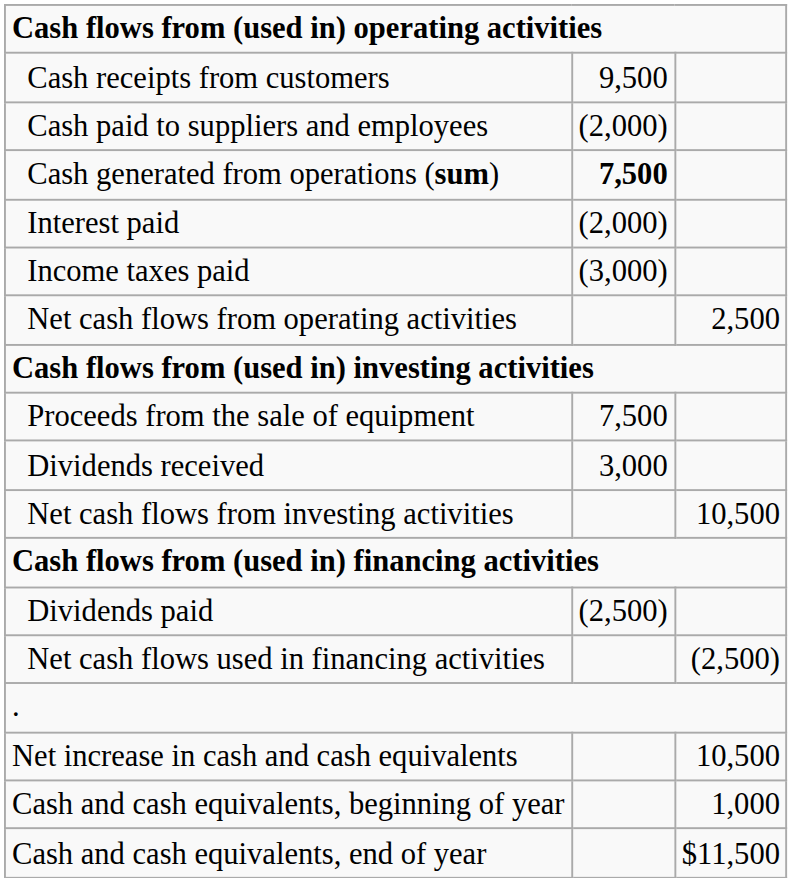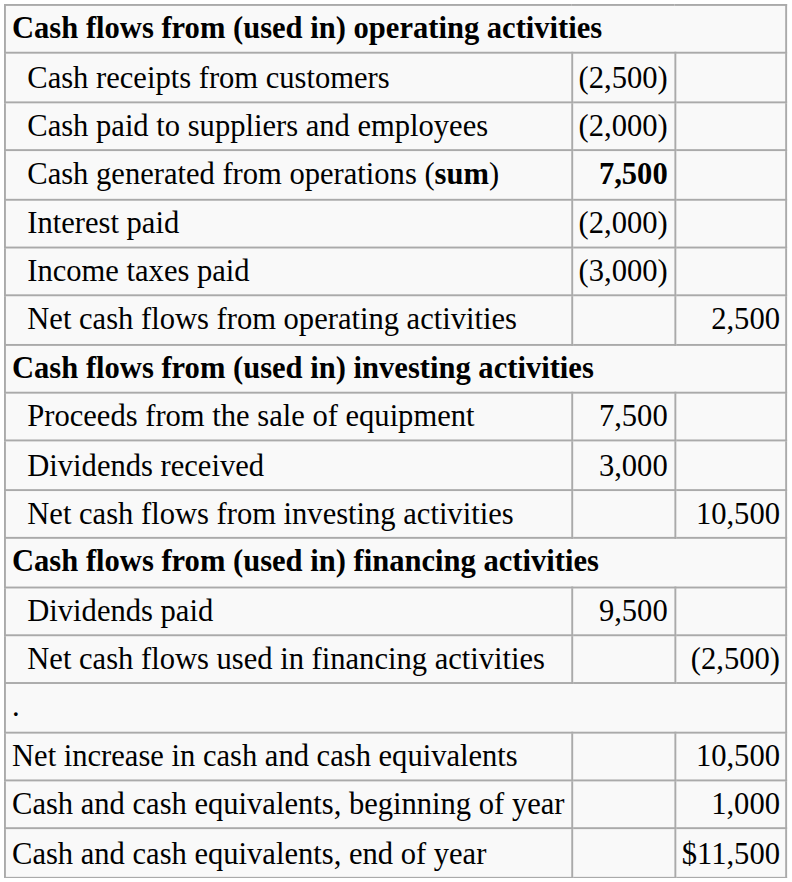(633, 77) 9,500 -> (623, 77) (2,500)
(623, 610) (2,500) -> (633, 610) 9,500
